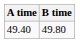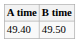(54, 30) 49.80 -> (54, 30) 49.50
